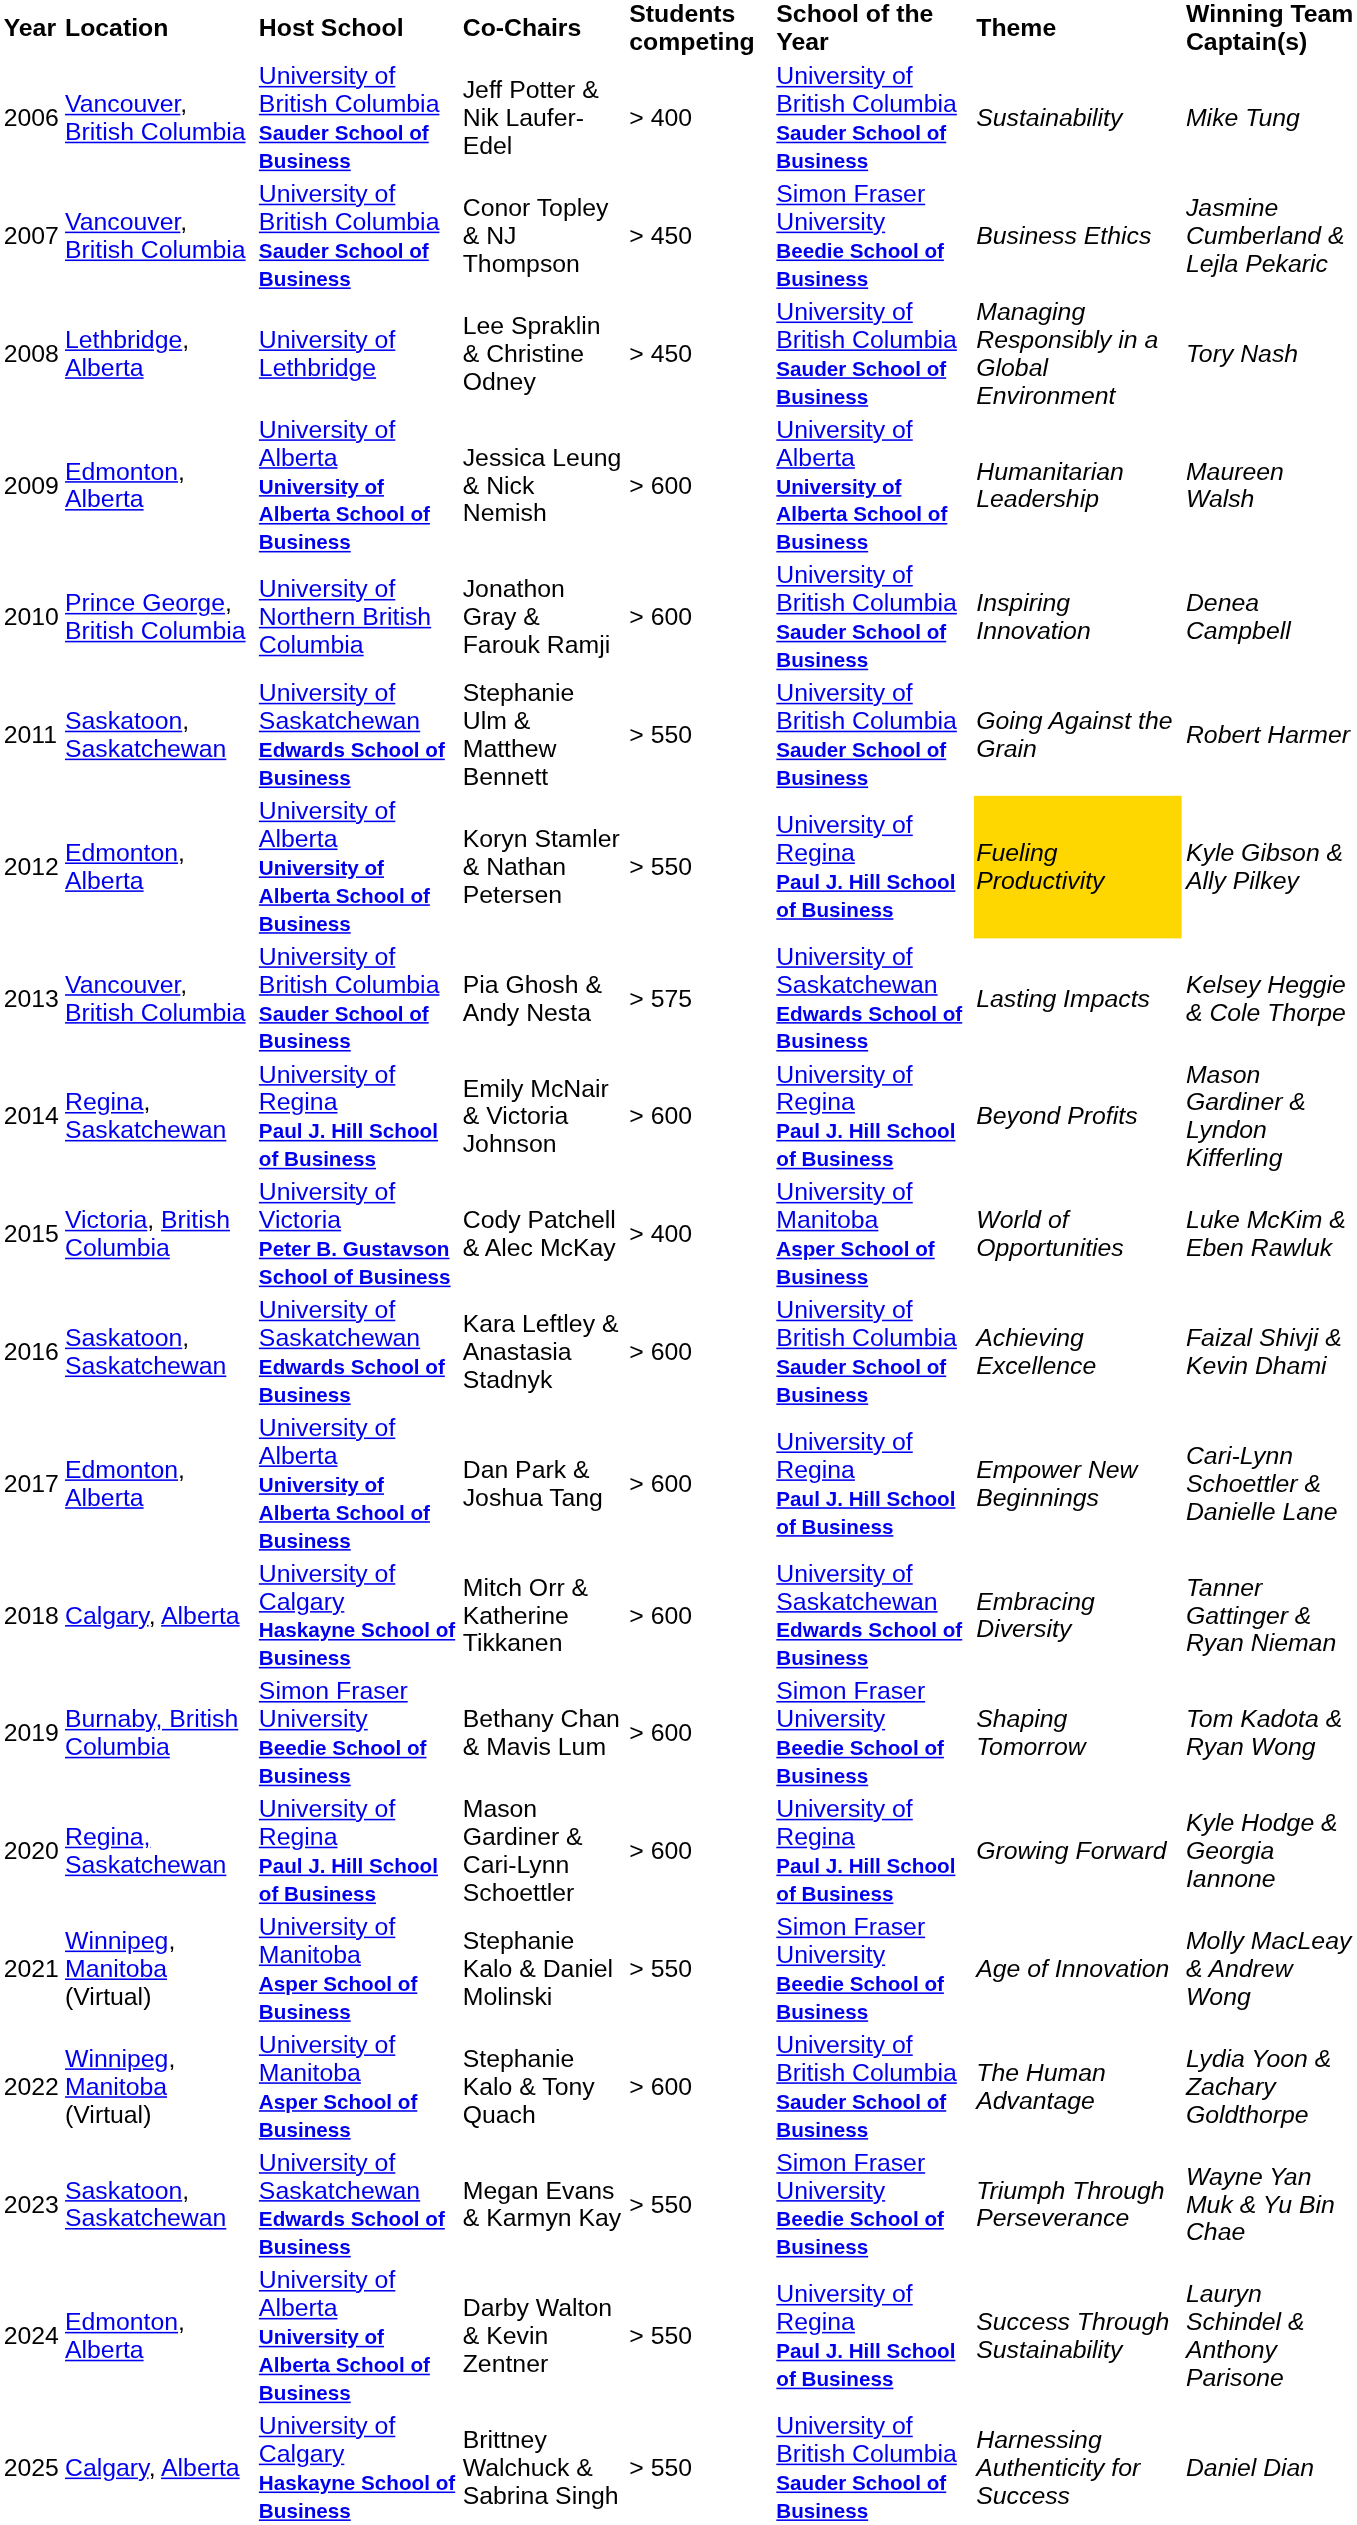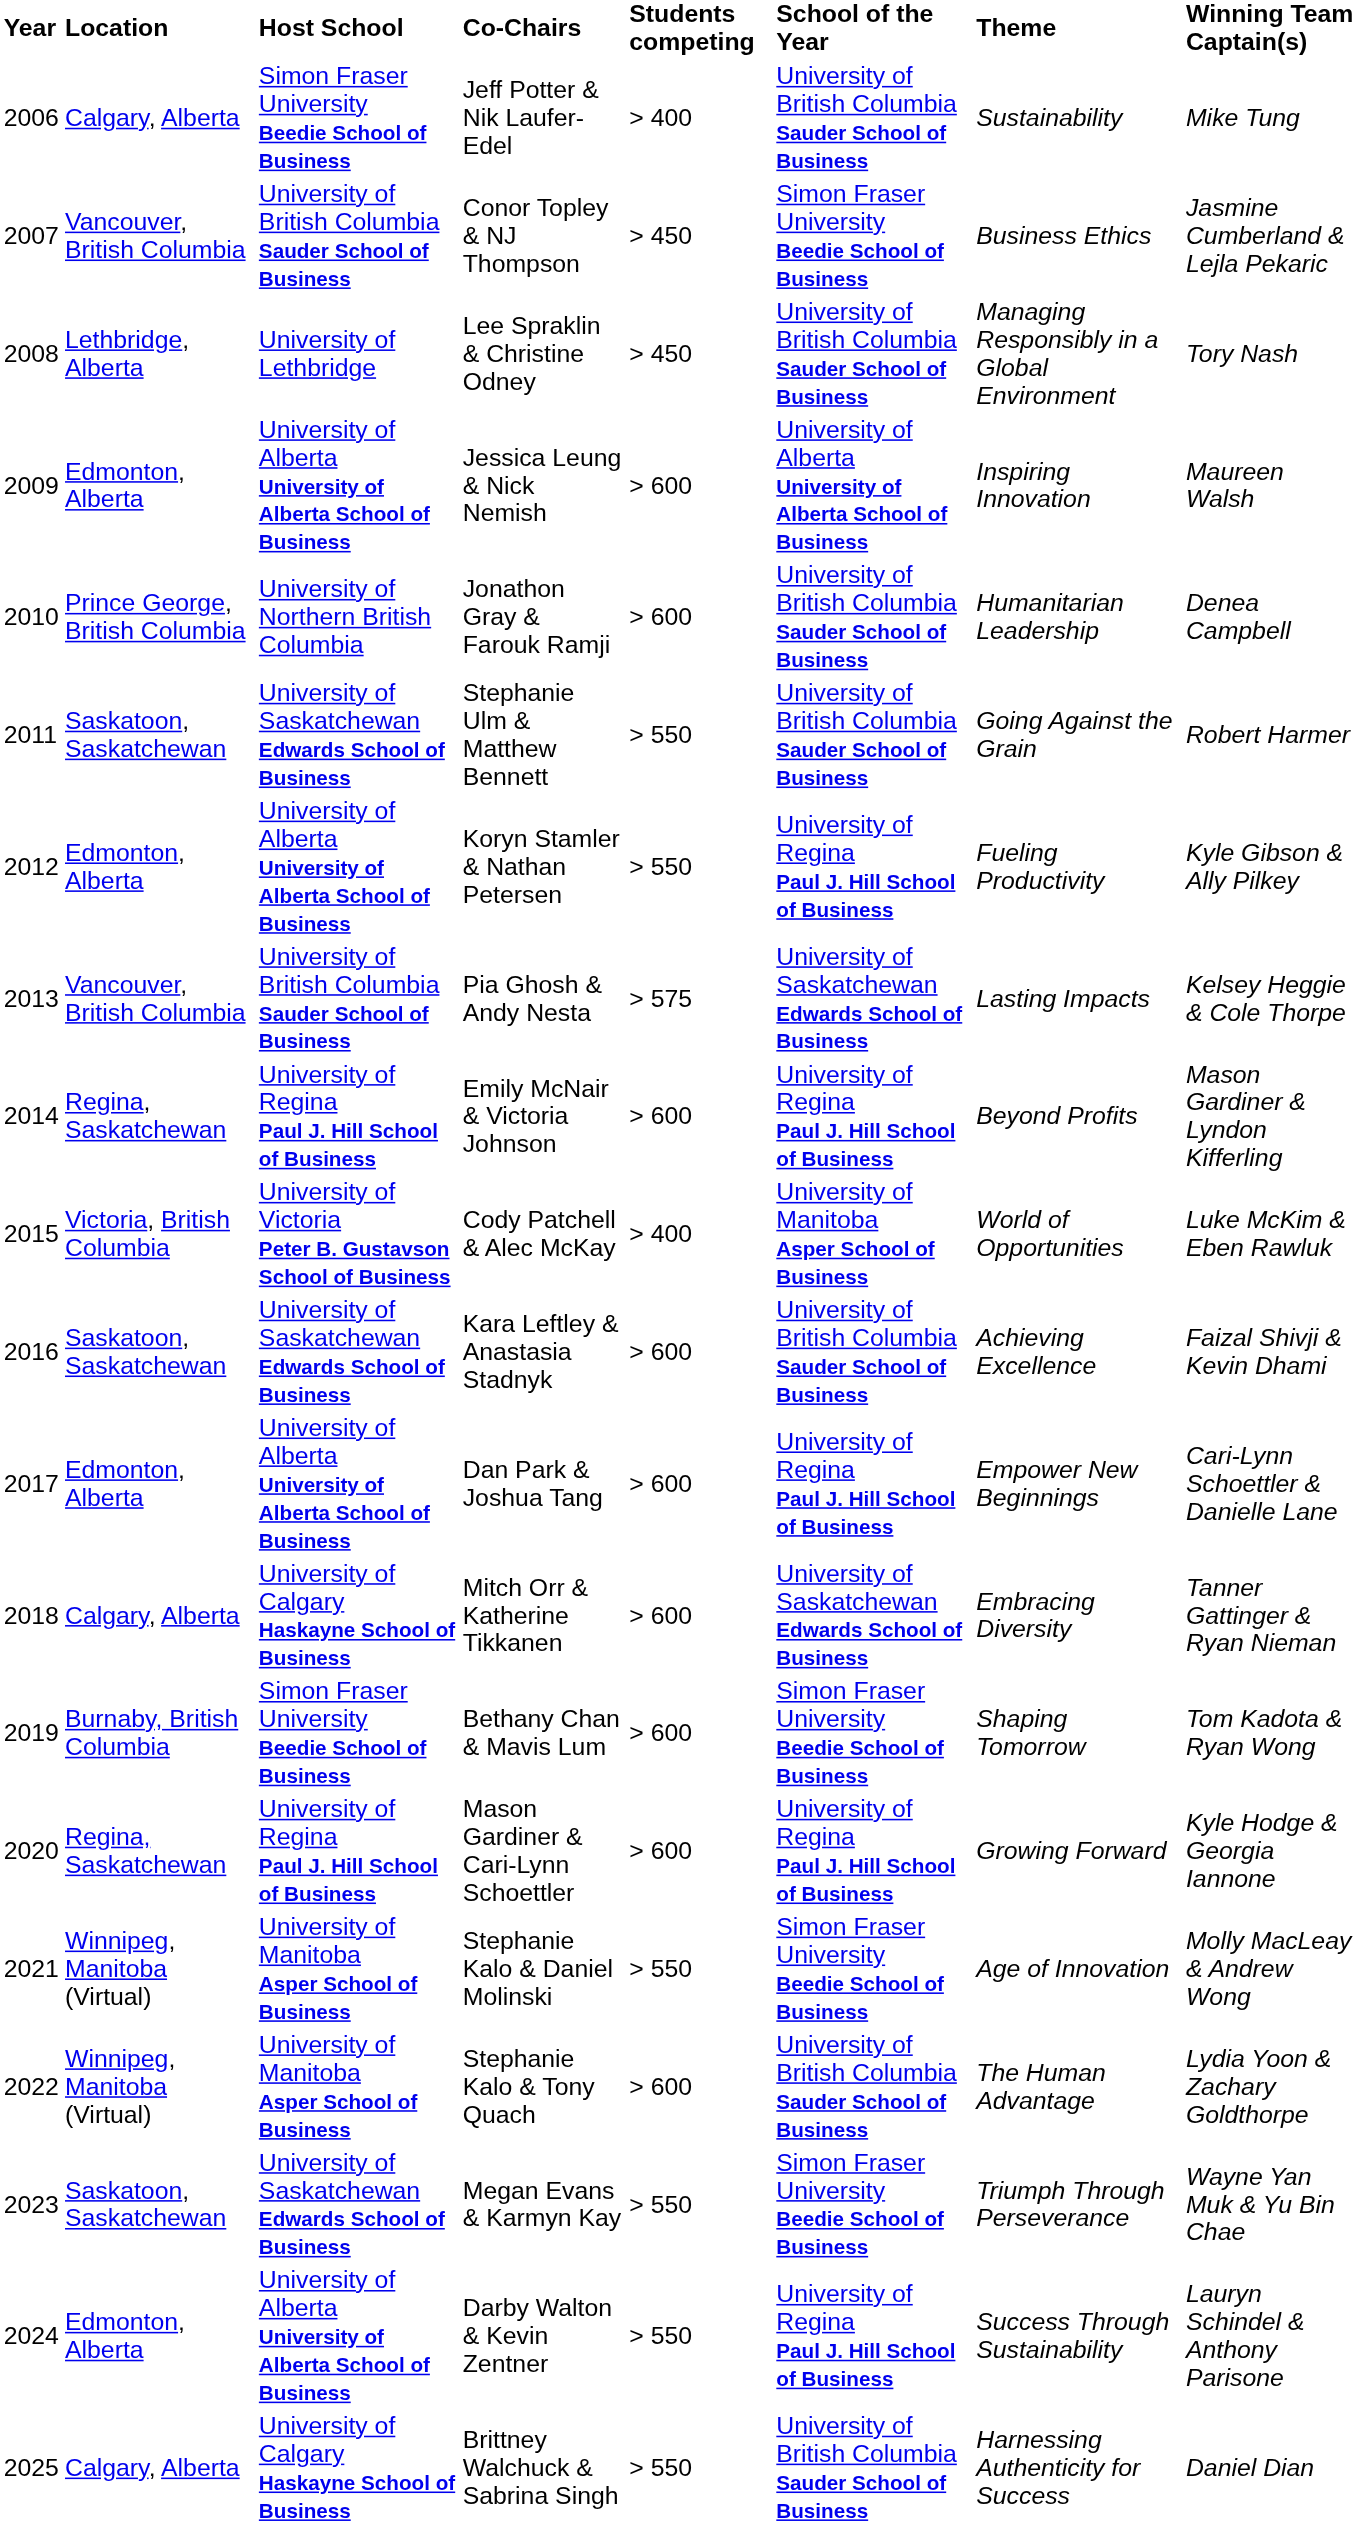(155, 118) Vancouver, British Columbia -> (152, 118) Calgary, Alberta
(349, 118) University of British Columbia Sauder School of Business -> (343, 118) Simon Fraser University Beedie School of Business
(1050, 485) Humanitarian Leadership -> (1033, 485) Inspiring Innovation
(1033, 617) Inspiring Innovation -> (1050, 617) Humanitarian Leadership
(1040, 866) gold background -> (1040, 866) no background
